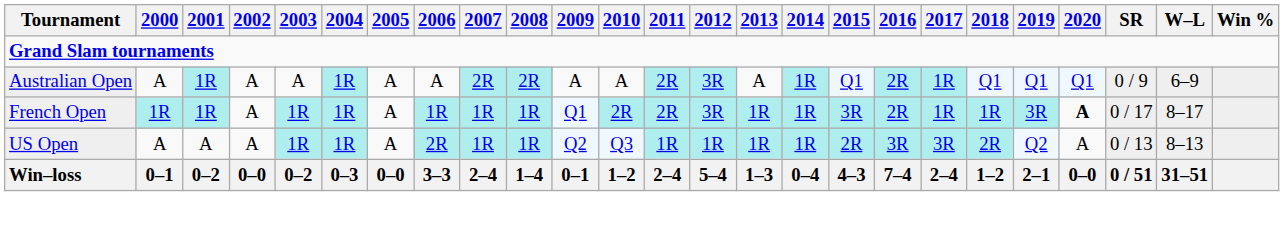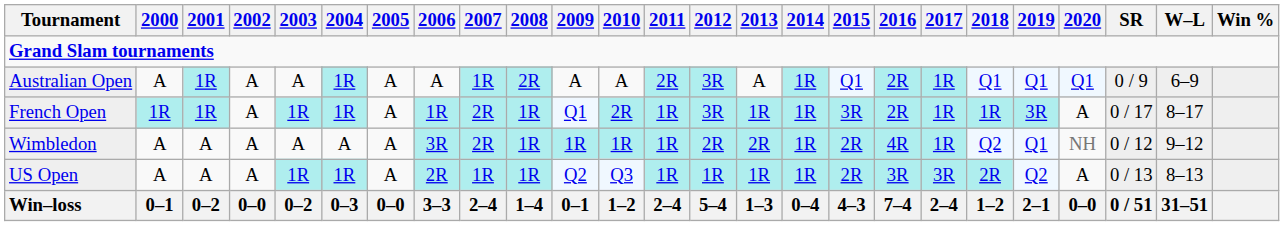(483, 82) 2R -> (483, 82) 1R
(483, 112) 1R -> (483, 112) 2R
(667, 112) 2R -> (667, 112) 1R
(1082, 112) bold -> (1082, 112) normal
+ row: (53, 143)
